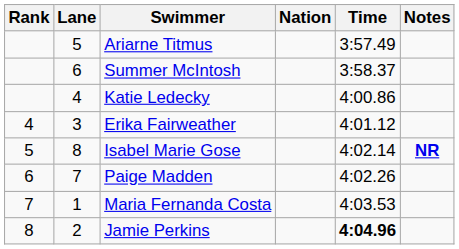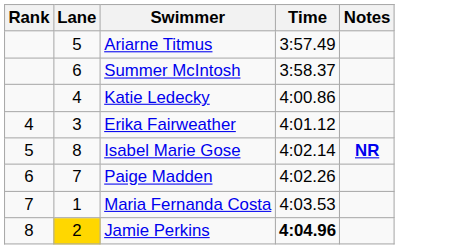- column: (305, 17)
(77, 230) no background -> (77, 230) gold background
